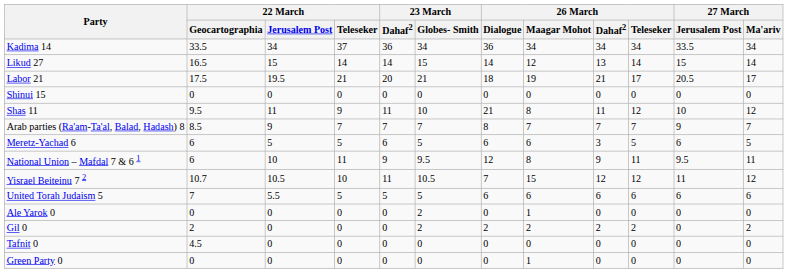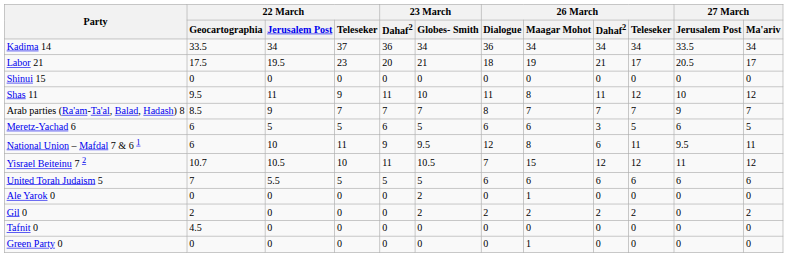- row: (25, 63)
(342, 79) 21 -> (342, 63) 23
(488, 111) 21 -> (488, 95) 11
(598, 160) 9 -> (598, 144) 6
